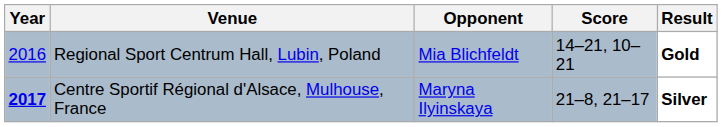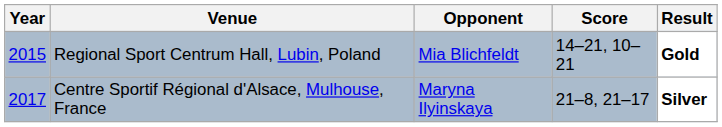(27, 54) 2016 -> (27, 54) 2015
(27, 100) bold -> (27, 100) normal
